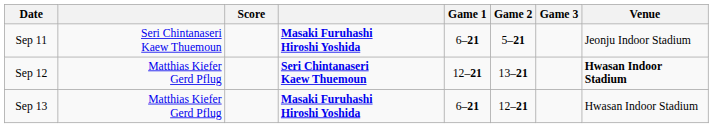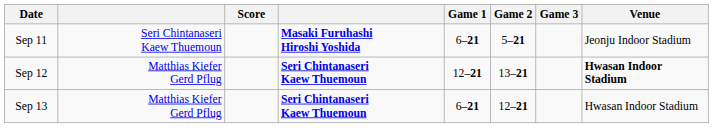(327, 106) Masaki Furuhashi Hiroshi Yoshida -> (325, 106) Seri Chintanaseri Kaew Thuemoun
